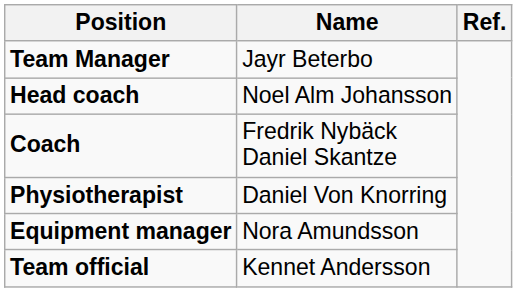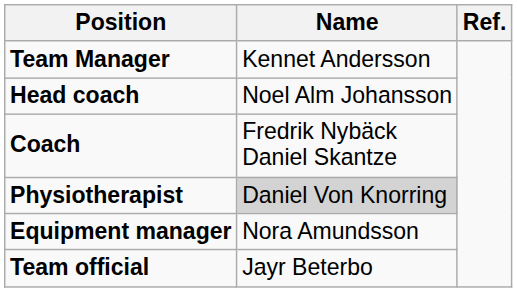(307, 59) Jayr Beterbo -> (336, 59) Kennet Andersson
(345, 194) no background -> (345, 194) lightgrey background
(336, 267) Kennet Andersson -> (307, 267) Jayr Beterbo
